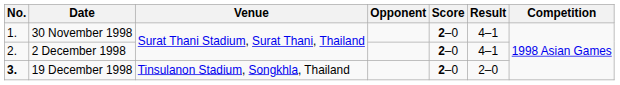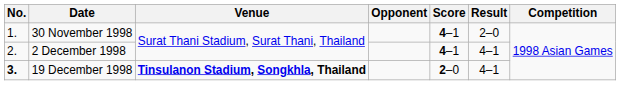(448, 32) 2–0 -> (449, 32) 4–1
(488, 32) 4–1 -> (489, 32) 2–0
(448, 51) 2–0 -> (449, 51) 4–1
(244, 70) normal -> (252, 70) bold
(488, 70) 2–0 -> (489, 70) 4–1
